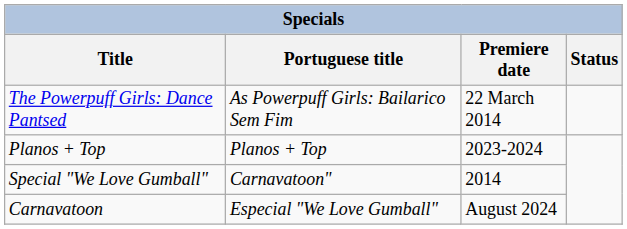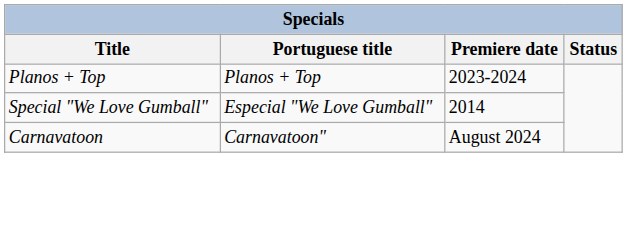- row: (111, 110)
(281, 179) Carnavatoon" -> (328, 107) Especial "We Love Gumball"
(334, 209) Especial "We Love Gumball" -> (275, 137) Carnavatoon"
